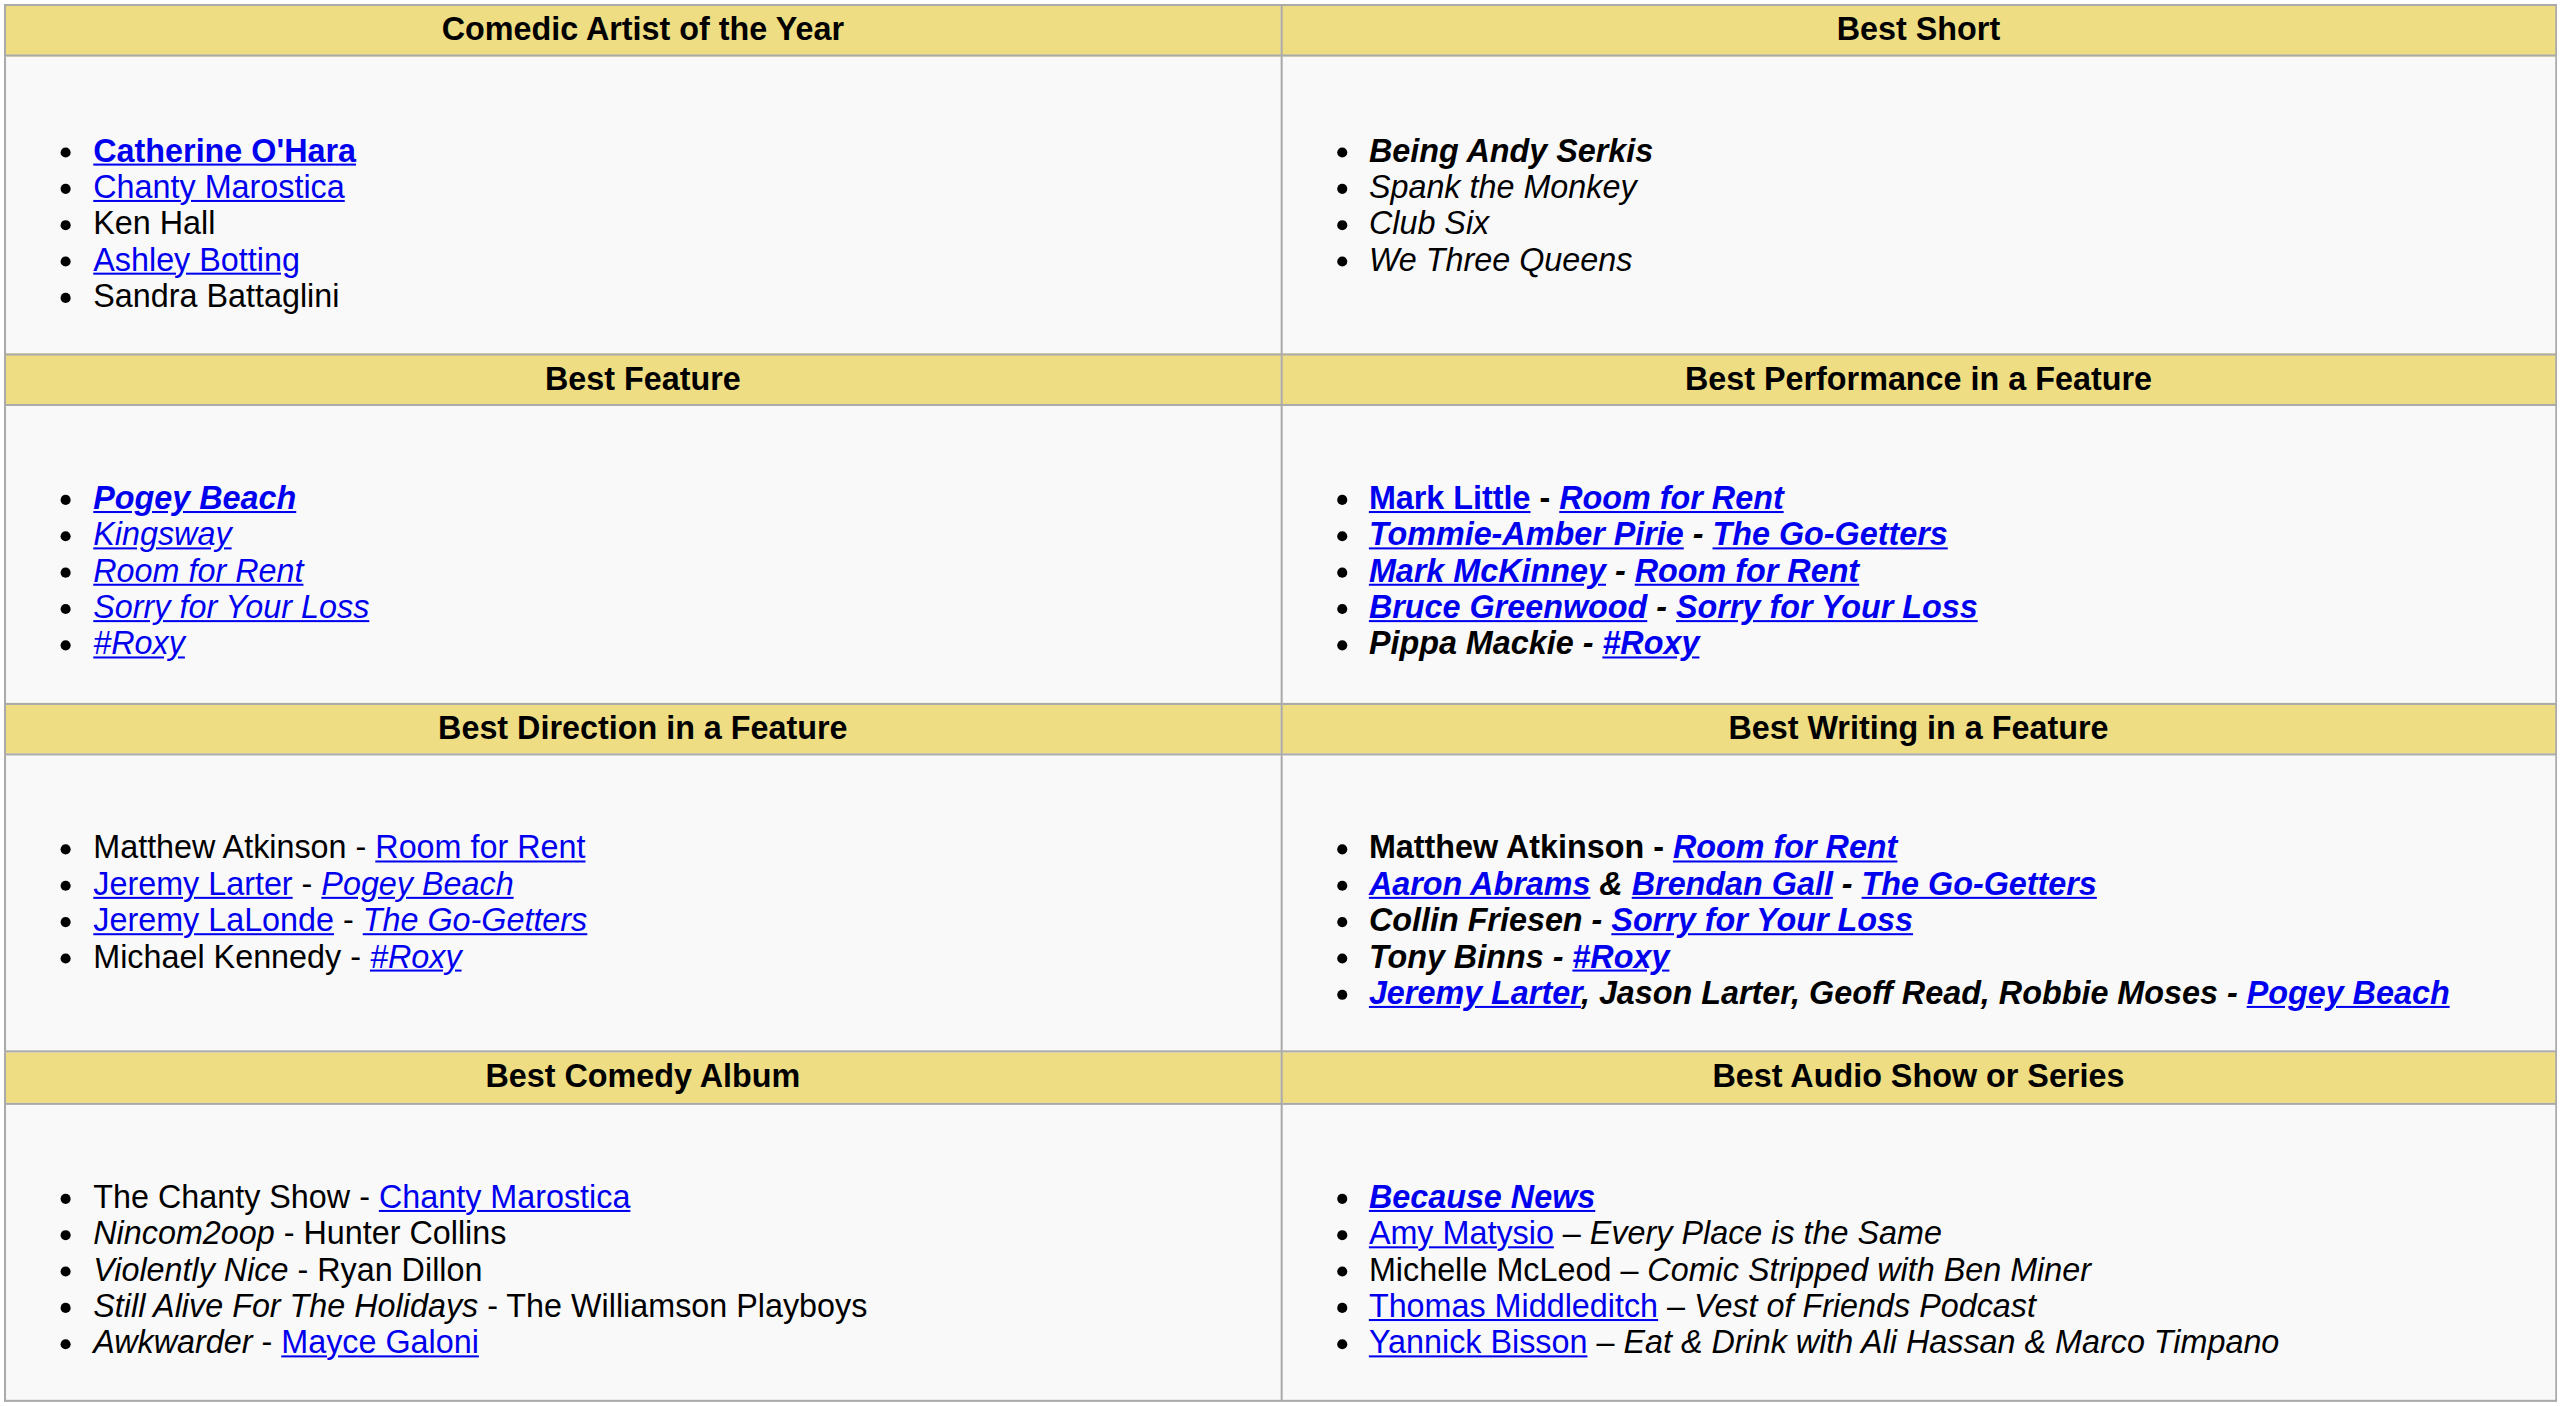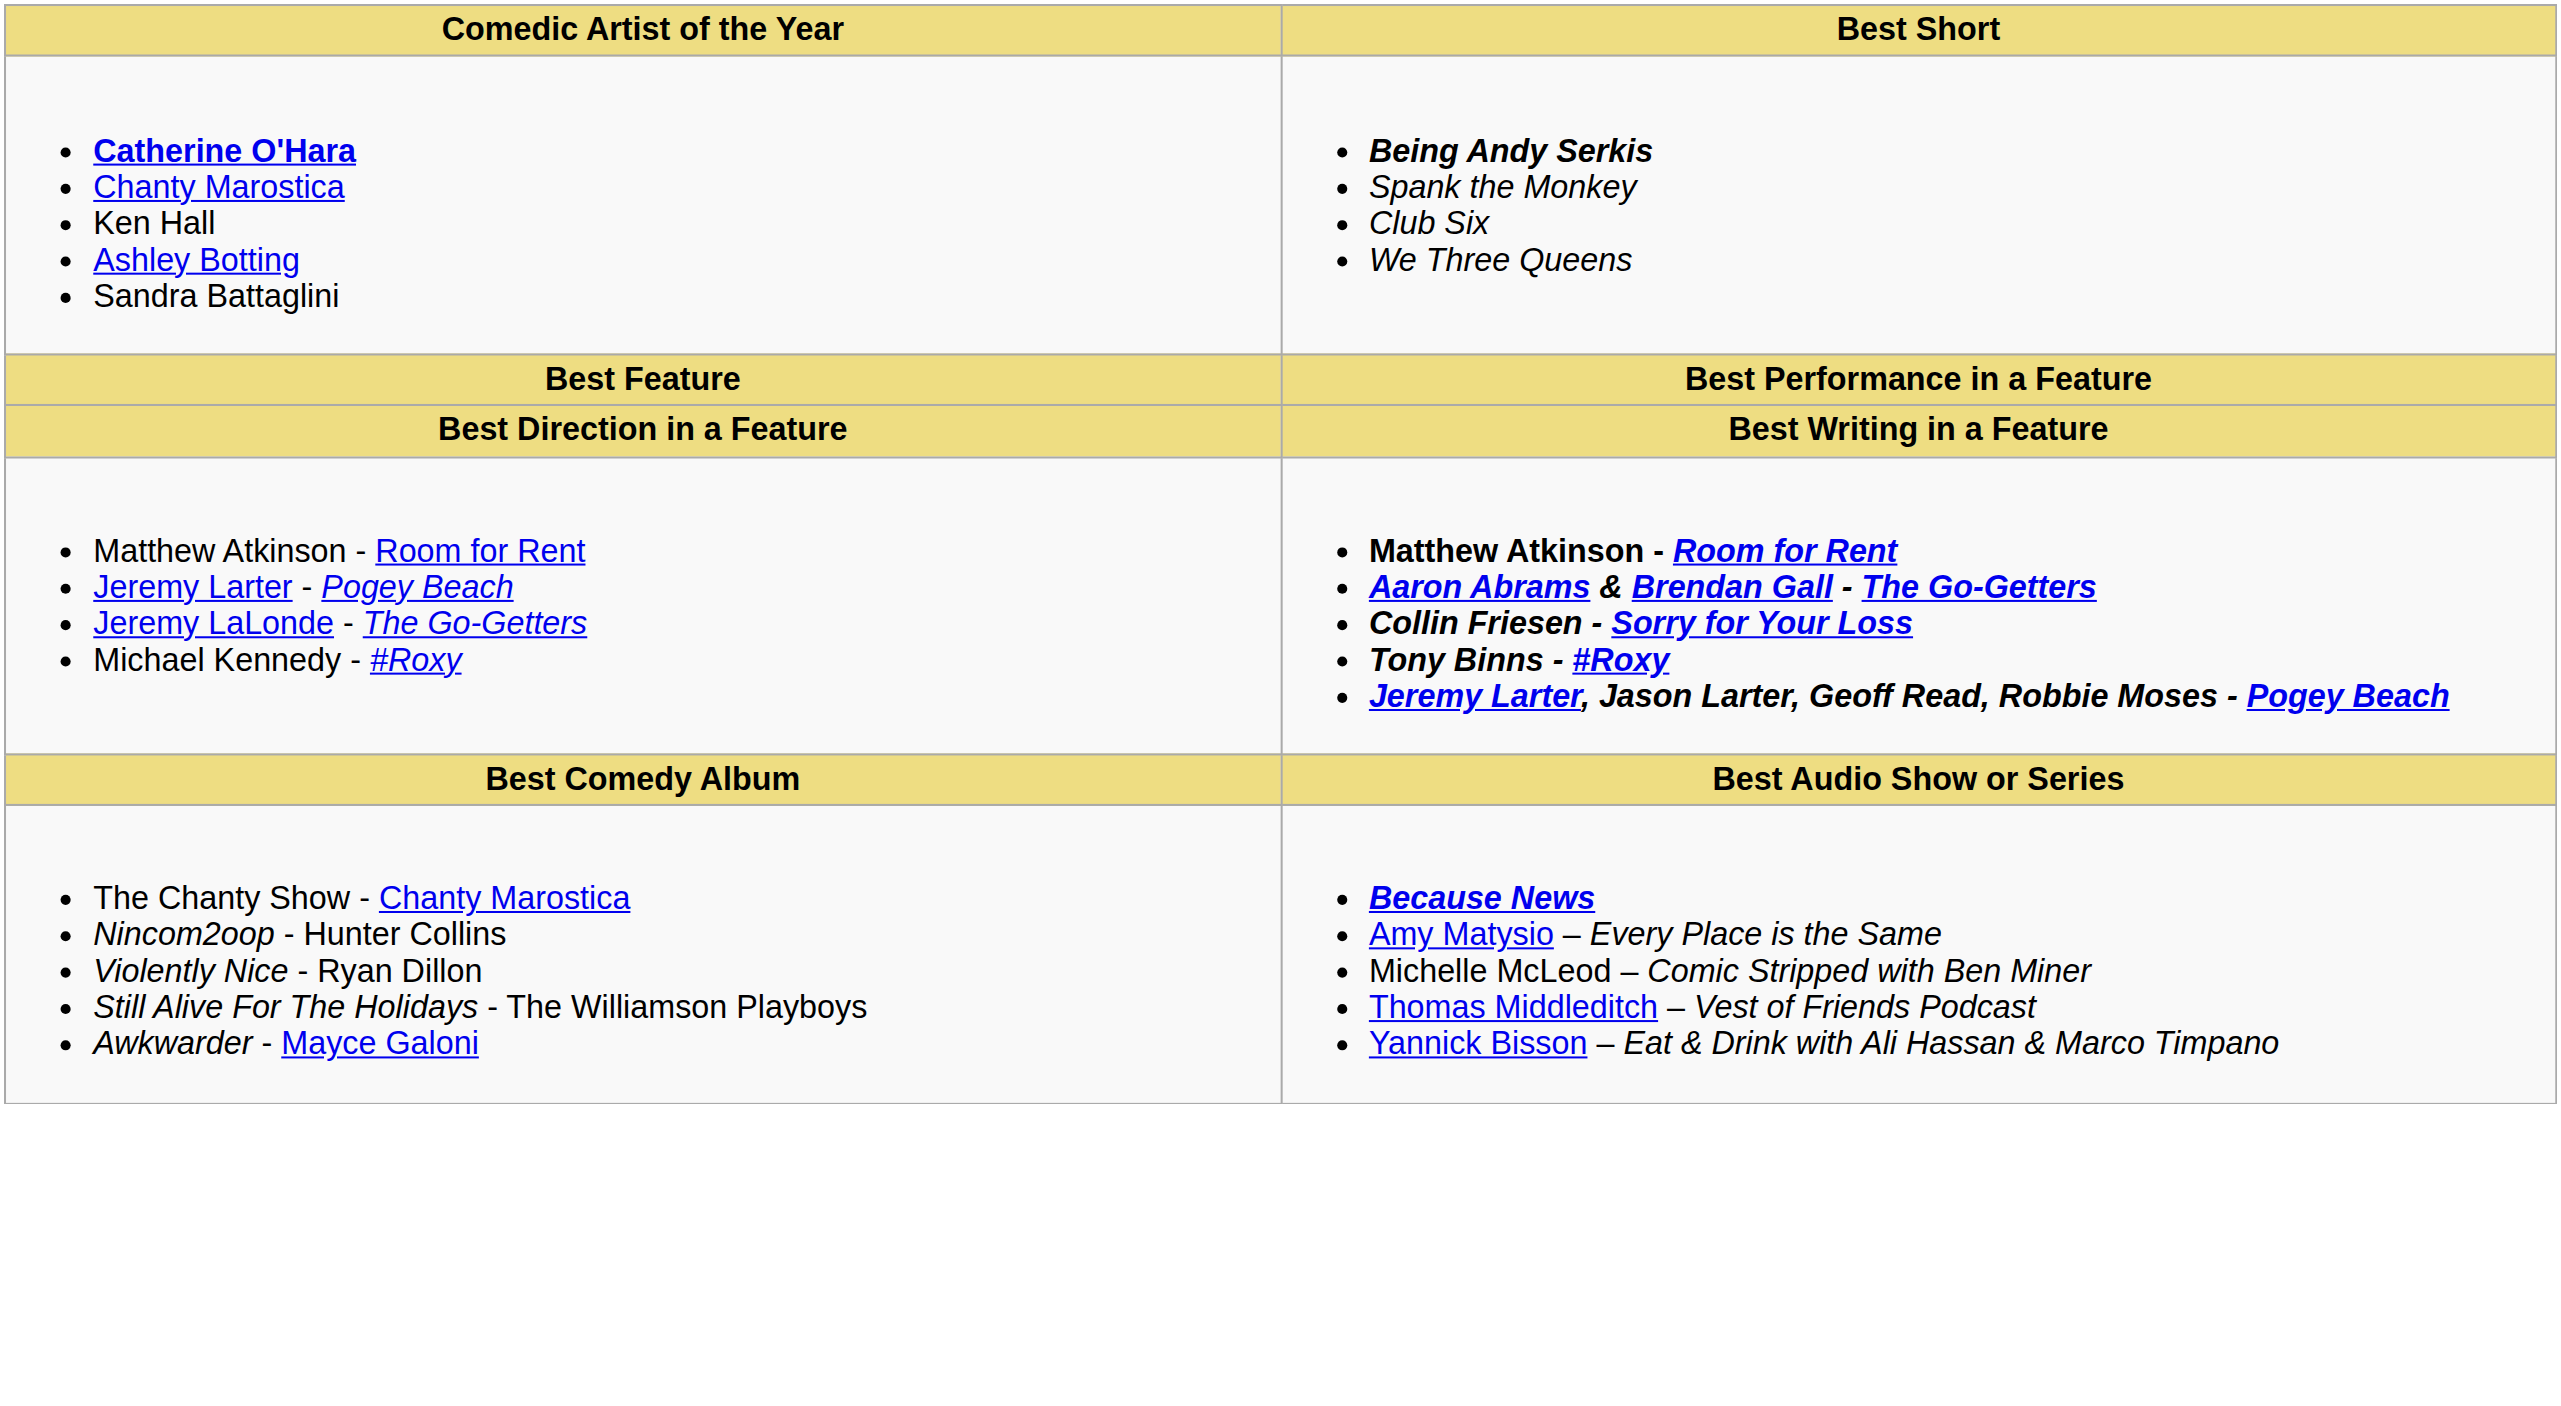- row: (643, 572)
